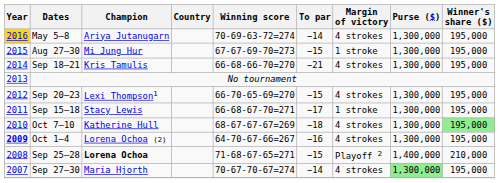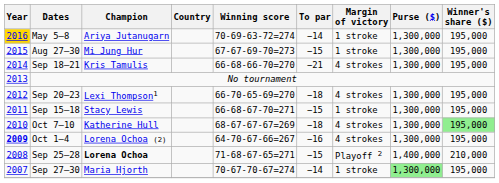(359, 36) 4 strokes -> (356, 36) 1 stroke
(315, 95) −15 -> (315, 95) −18
(315, 110) −17 -> (315, 110) −15
(359, 170) 4 strokes -> (356, 170) 1 stroke
